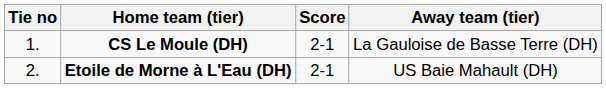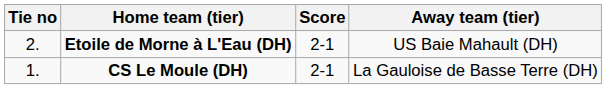rows swapped: (178, 44) <-> (178, 70)
